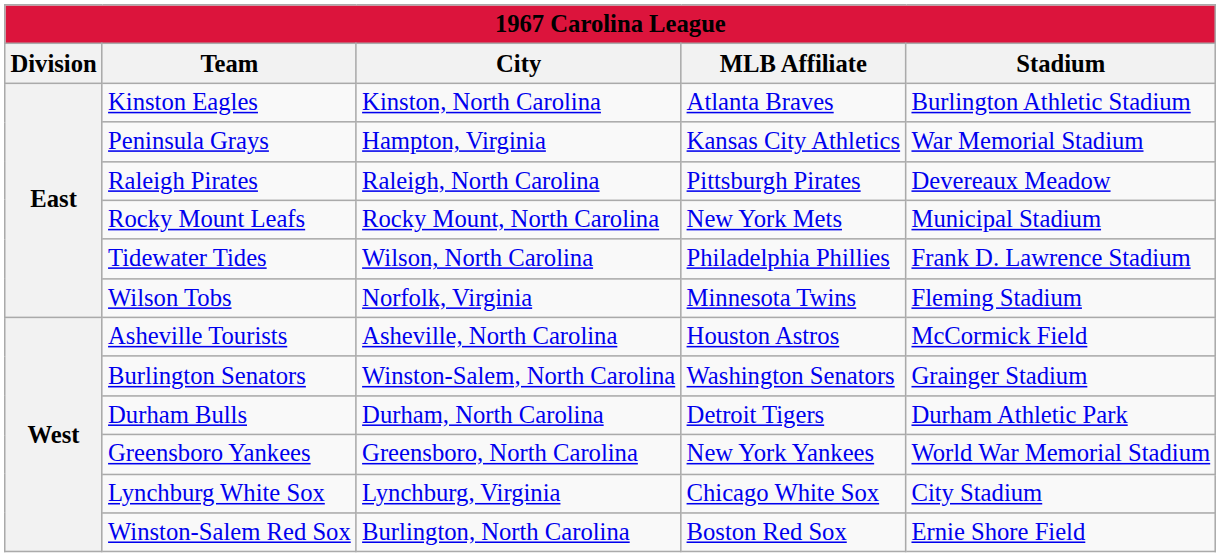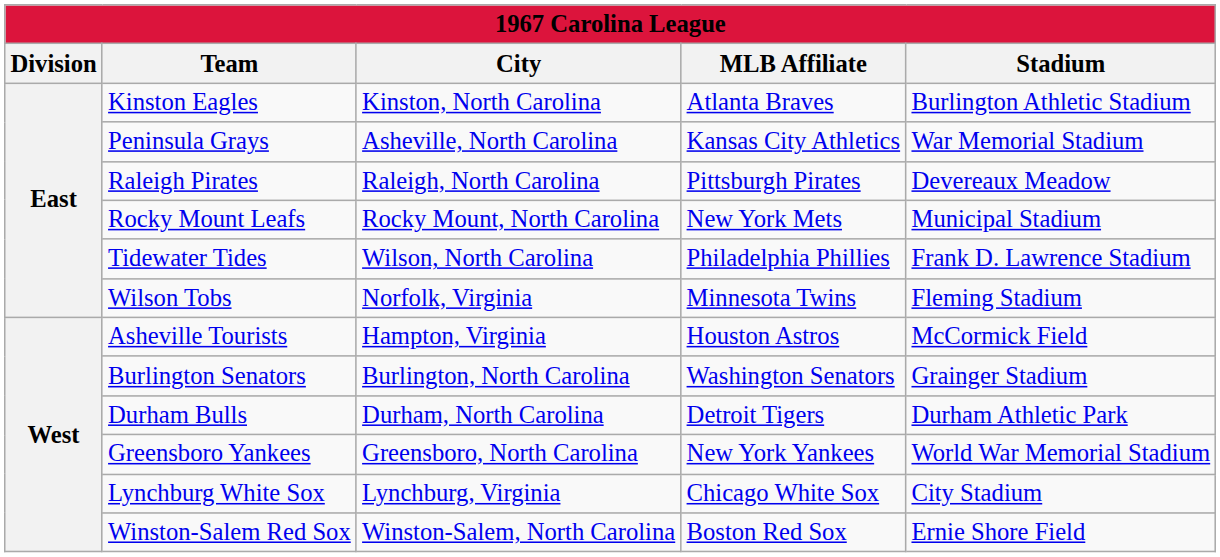(454, 141) Hampton, Virginia -> (490, 141) Asheville, North Carolina
(490, 336) Asheville, North Carolina -> (454, 336) Hampton, Virginia
(519, 375) Winston-Salem, North Carolina -> (496, 375) Burlington, North Carolina
(496, 532) Burlington, North Carolina -> (519, 532) Winston-Salem, North Carolina
